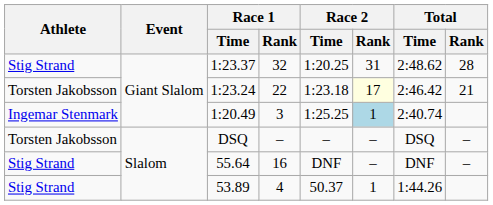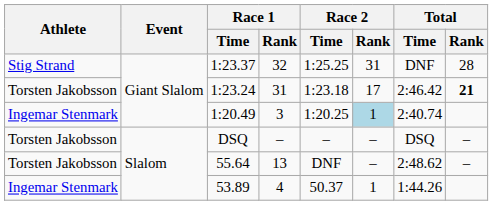(326, 66) 1:20.25 -> (326, 66) 1:25.25
(420, 66) 2:48.62 -> (420, 66) DNF
(280, 90) 22 -> (280, 90) 31
(373, 90) lightyellow background -> (373, 90) no background
(466, 90) normal -> (466, 90) bold
(326, 114) 1:25.25 -> (326, 114) 1:20.25
(41, 163) Stig Strand -> (62, 163) Torsten Jakobsson
(280, 163) 16 -> (280, 163) 13
(420, 163) DNF -> (420, 163) 2:48.62
(41, 188) Stig Strand -> (63, 188) Ingemar Stenmark
